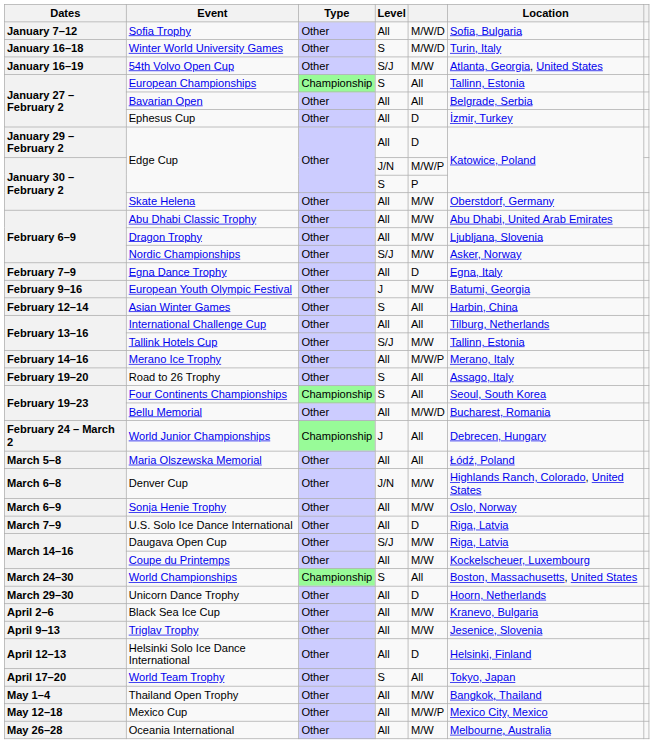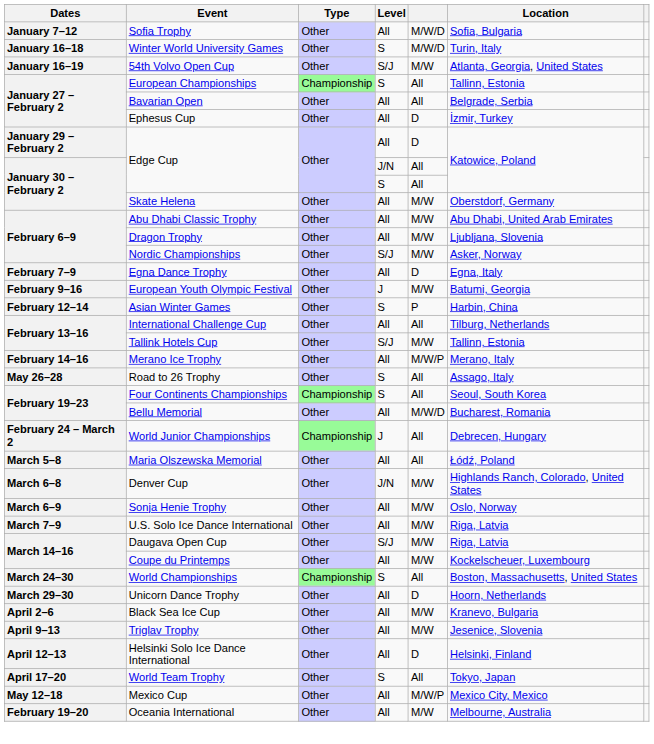(428, 166) M/W/P -> (417, 166) All
(415, 184) P -> (417, 184) All
(417, 307) All -> (415, 307) P
(48, 377) February 19–20 -> (35, 377) May 26–28
(415, 525) D -> (422, 525) M/W
- row: (184, 695)
(35, 730) May 26–28 -> (48, 713) February 19–20
